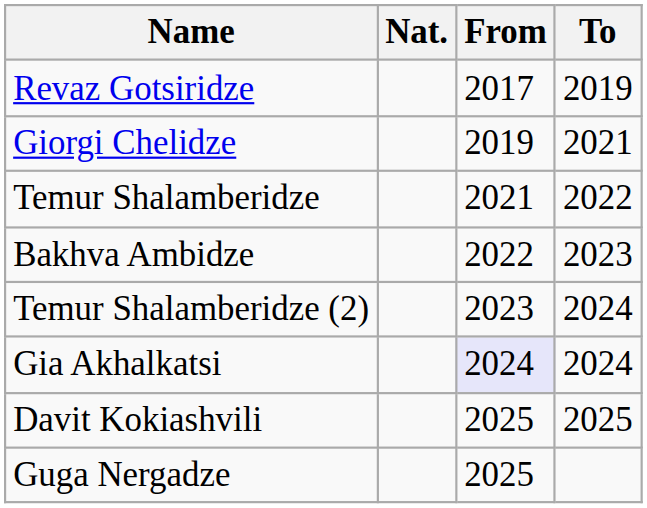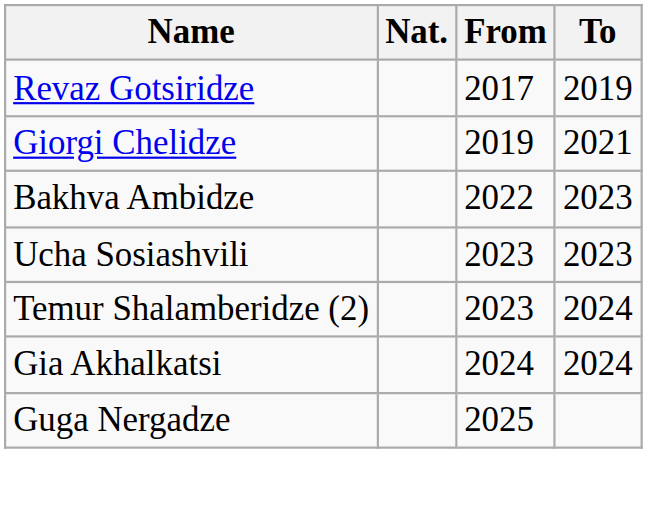- row: (166, 198)
+ row: (131, 253)
(499, 364) lavender background -> (499, 364) no background
- row: (138, 419)
